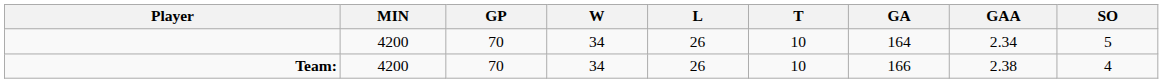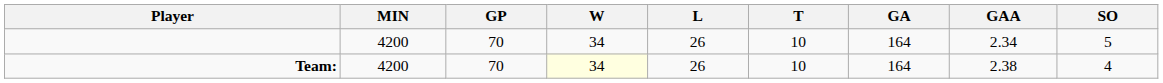(597, 66) no background -> (597, 66) lightyellow background
(899, 66) 166 -> (899, 66) 164
